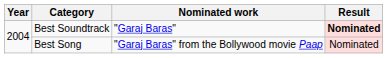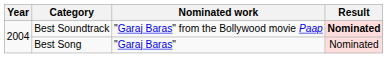(145, 28) "Garaj Baras" -> (218, 28) "Garaj Baras" from the Bollywood movie Paap
(218, 45) "Garaj Baras" from the Bollywood movie Paap -> (145, 45) "Garaj Baras"
